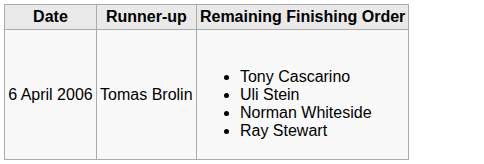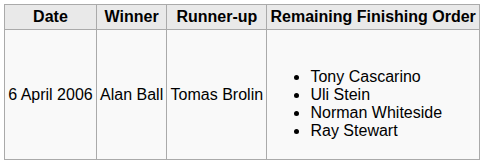+ column: (132, 17)
